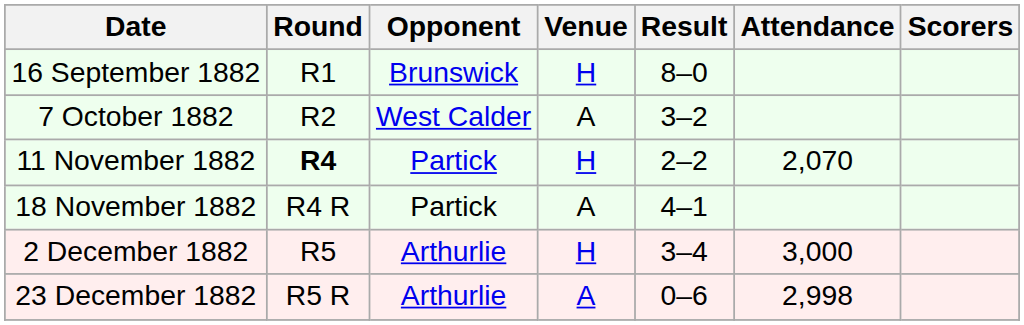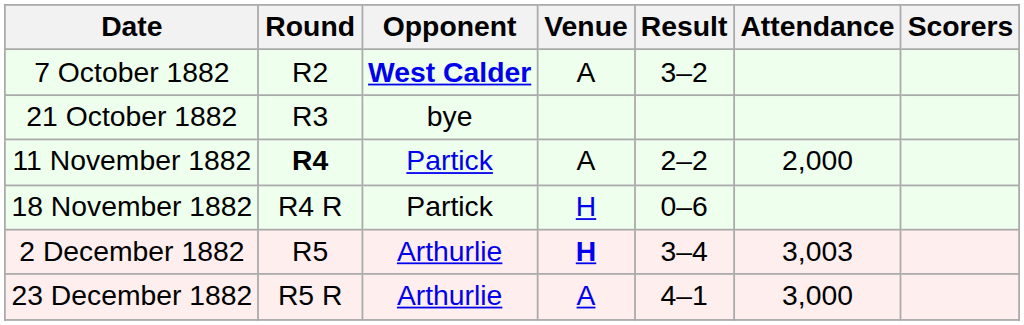- row: (136, 71)
(454, 116) normal -> (450, 71) bold
+ row: (132, 116)
(586, 161) H -> (586, 161) A
(817, 161) 2,070 -> (817, 161) 2,000
(586, 206) A -> (586, 206) H
(684, 206) 4–1 -> (684, 206) 0–6
(586, 251) normal -> (586, 251) bold
(817, 251) 3,000 -> (817, 251) 3,003
(684, 296) 0–6 -> (684, 296) 4–1
(817, 296) 2,998 -> (817, 296) 3,000
